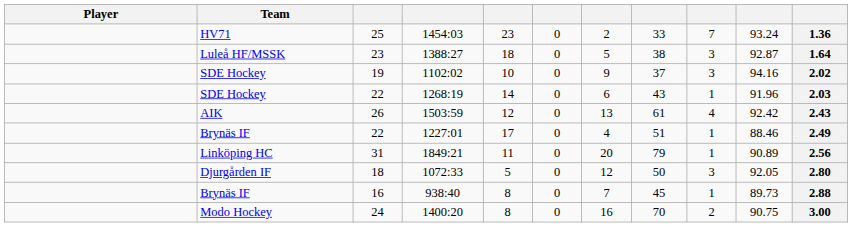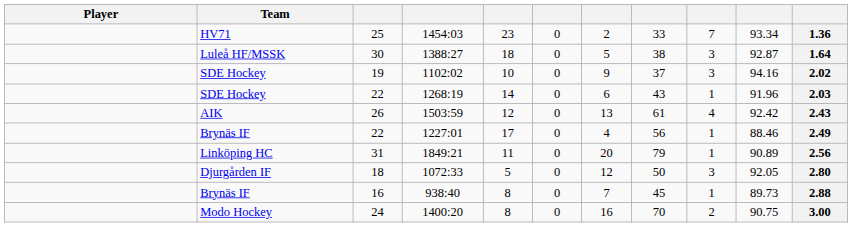(764, 34) 93.24 -> (764, 34) 93.34
(378, 53) 23 -> (378, 53) 30
(659, 133) 51 -> (659, 133) 56
